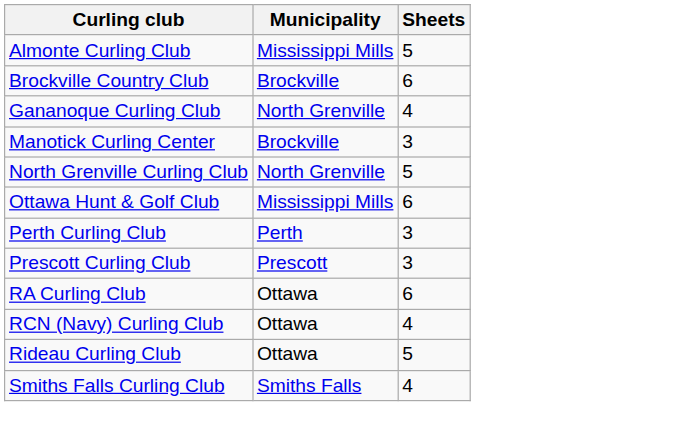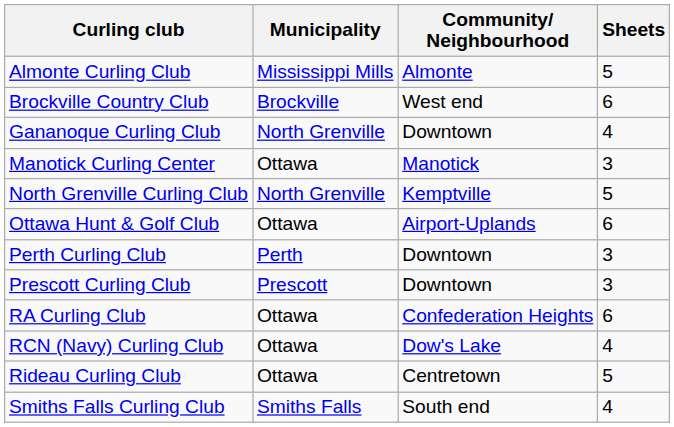+ column: (498, 30)
(298, 141) Brockville -> (287, 163) Ottawa
(325, 202) Mississippi Mills -> (287, 224) Ottawa
